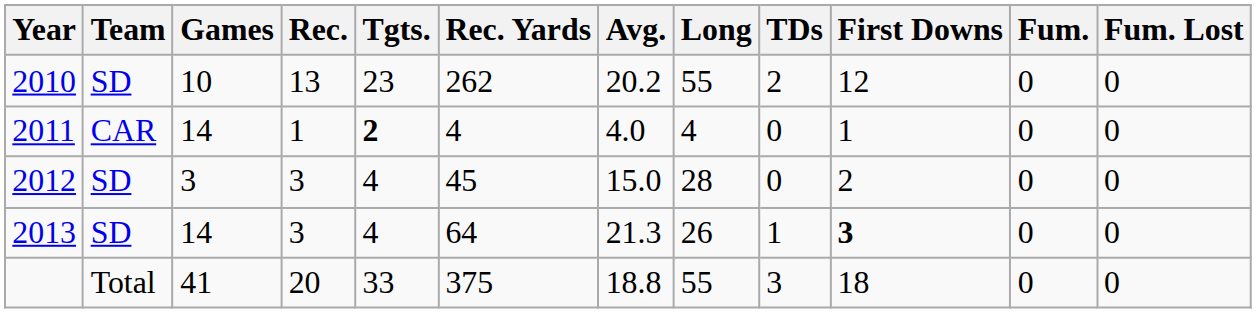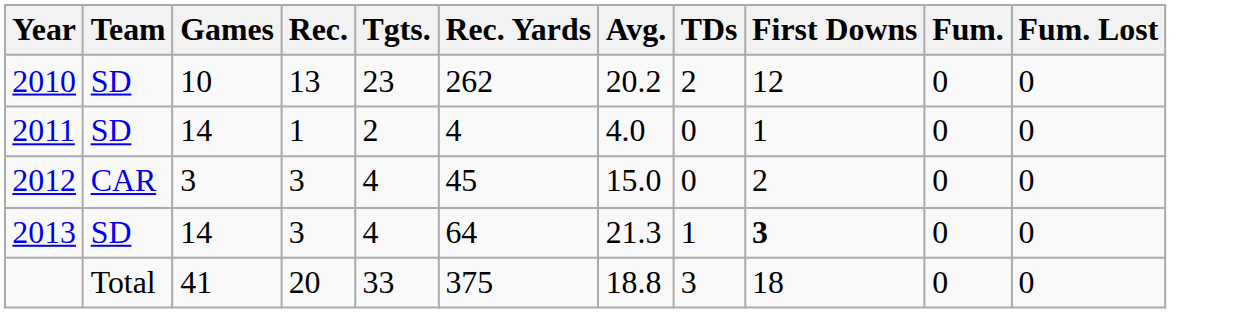- column: (716, 29)
(123, 130) CAR -> (111, 130) SD
(371, 130) bold -> (371, 130) normal
(111, 181) SD -> (123, 181) CAR
